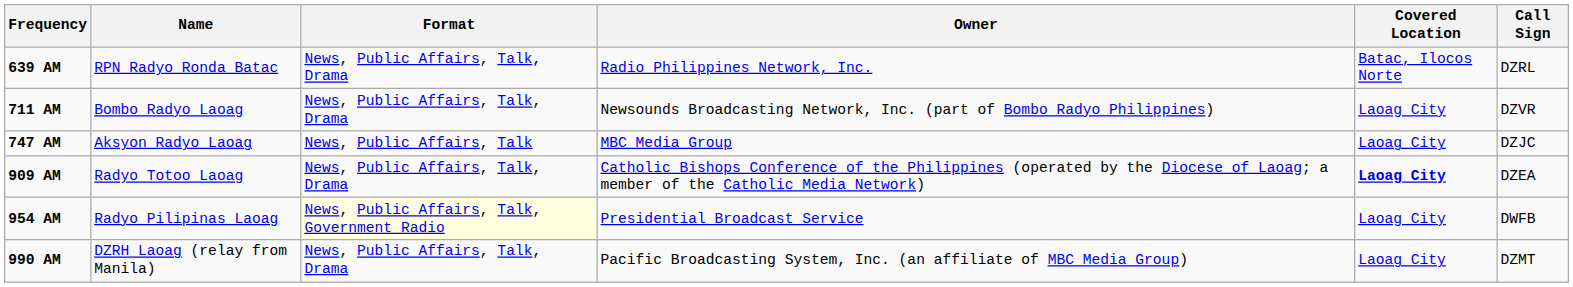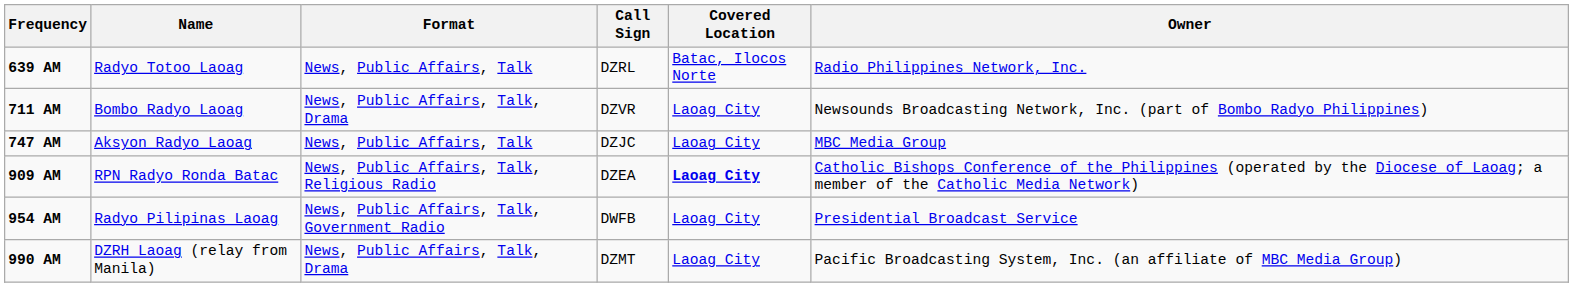columns swapped: (1533, 25) <-> (976, 25)
(186, 67) RPN Radyo Ronda Batac -> (169, 67) Radyo Totoo Laoag
(423, 67) News, Public Affairs, Talk, Drama -> (418, 67) News, Public Affairs, Talk
(169, 176) Radyo Totoo Laoag -> (186, 176) RPN Radyo Ronda Batac
(423, 176) News, Public Affairs, Talk, Drama -> (423, 176) News, Public Affairs, Talk, Religious Radio
(423, 218) lightyellow background -> (423, 218) no background
